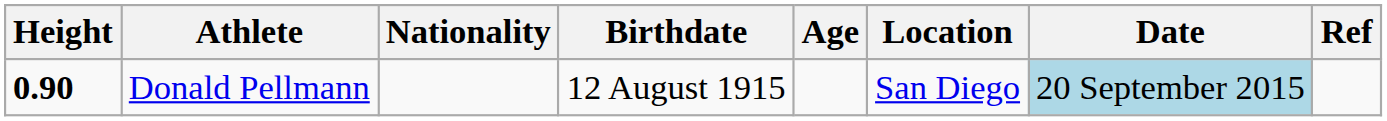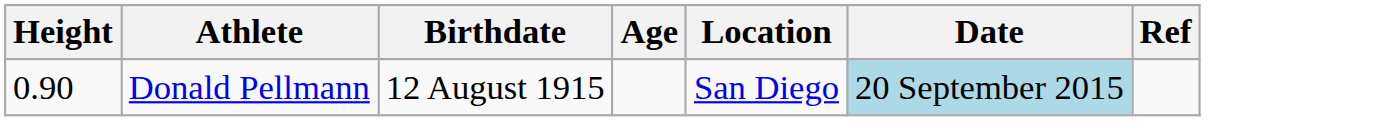- column: (468, 31)
(43, 86) bold -> (43, 86) normal
